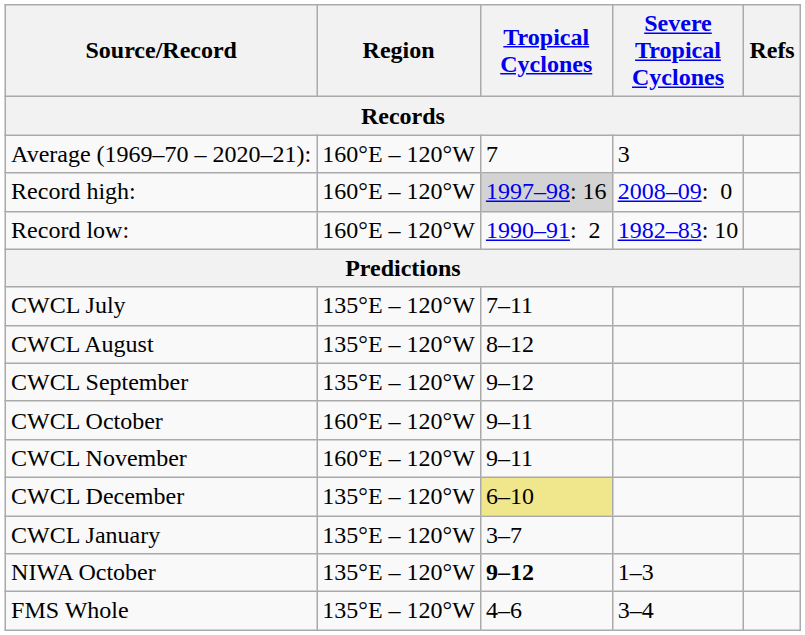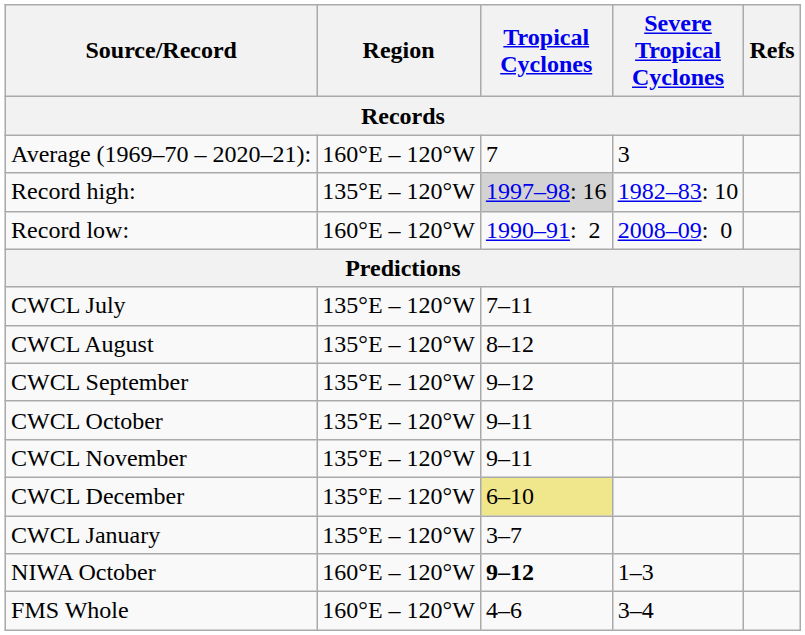(399, 191) 160°E – 120°W -> (399, 191) 135°E – 120°W
(675, 191) 2008–09: 0 -> (678, 191) 1982–83: 10
(678, 229) 1982–83: 10 -> (675, 229) 2008–09: 0
(399, 420) 160°E – 120°W -> (399, 420) 135°E – 120°W
(399, 458) 160°E – 120°W -> (399, 458) 135°E – 120°W
(399, 572) 135°E – 120°W -> (399, 572) 160°E – 120°W
(399, 610) 135°E – 120°W -> (399, 610) 160°E – 120°W
